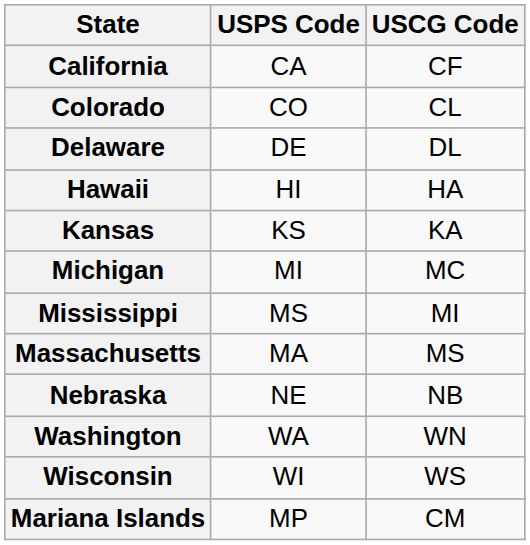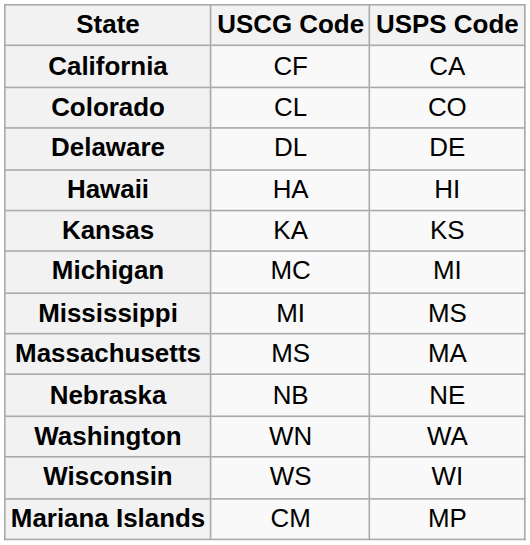columns swapped: (288, 25) <-> (445, 25)
